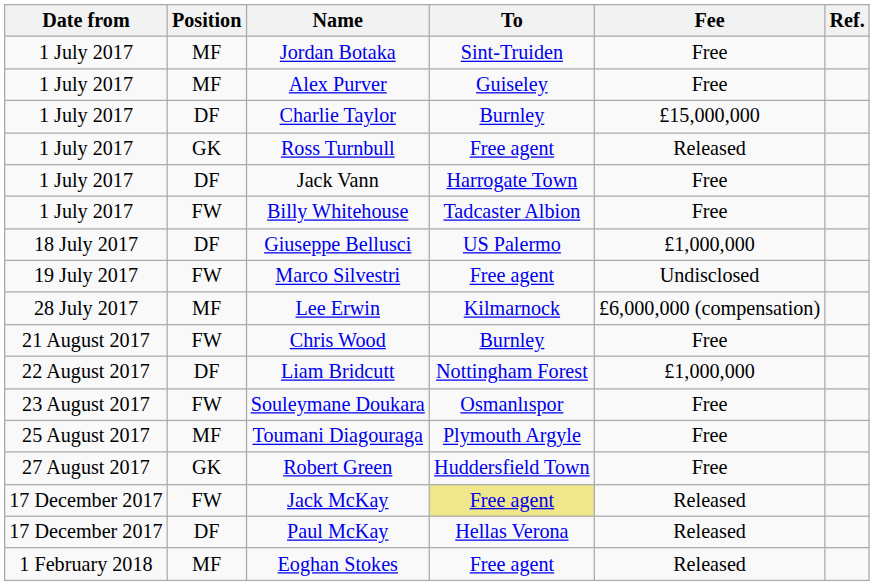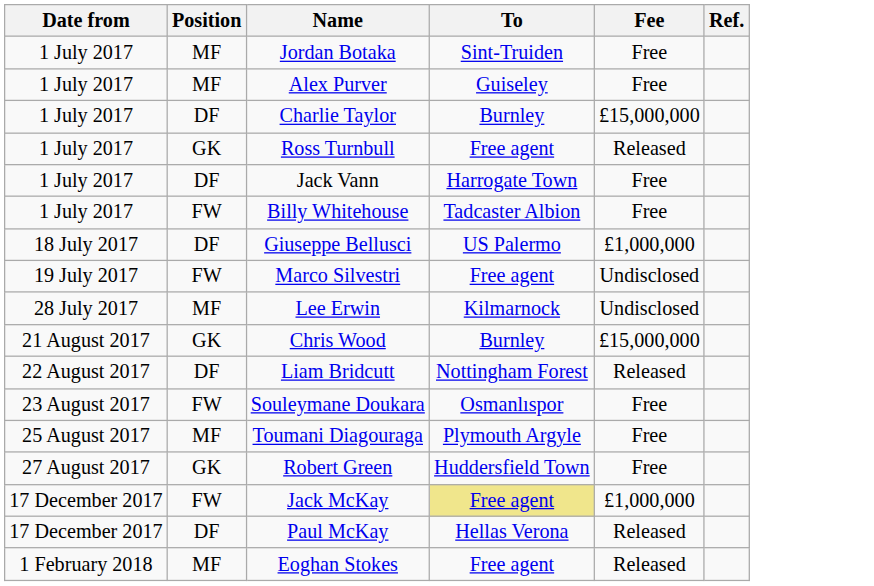(710, 308) £6,000,000 (compensation) -> (649, 308) Undisclosed
(207, 340) FW -> (207, 340) GK
(710, 340) Free -> (649, 340) £15,000,000
(710, 372) £1,000,000 -> (649, 372) Released
(710, 500) Released -> (649, 500) £1,000,000
